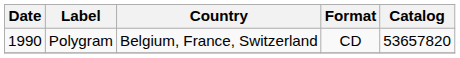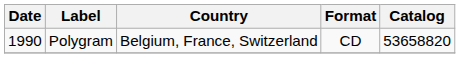(417, 40) 53657820 -> (417, 40) 53658820
